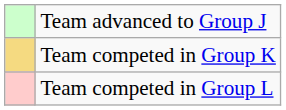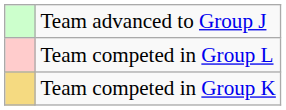rows swapped: (158, 54) <-> (157, 88)
